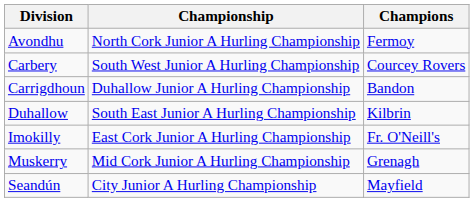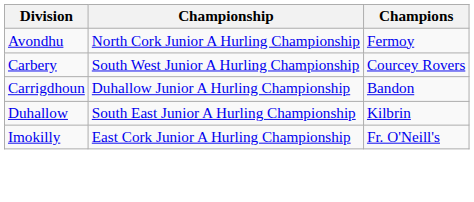- row: (38, 161)
- row: (34, 185)
